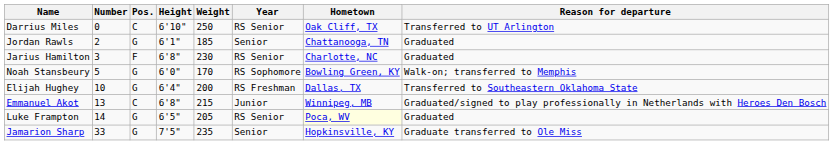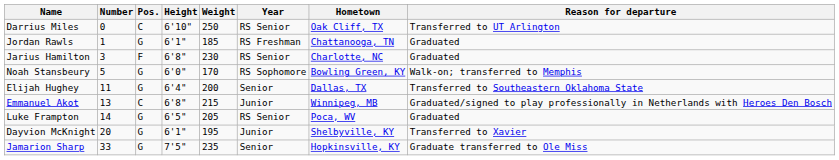(97, 42) 2 -> (103, 42) 1
(251, 42) Senior -> (270, 42) RS Freshman
(100, 87) 10 -> (105, 87) 11
(265, 87) RS Freshman -> (256, 87) Senior
(327, 117) lightyellow background -> (333, 117) no background
+ row: (51, 132)
